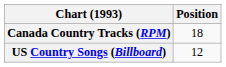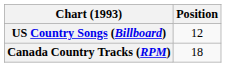rows swapped: (89, 33) <-> (89, 52)
